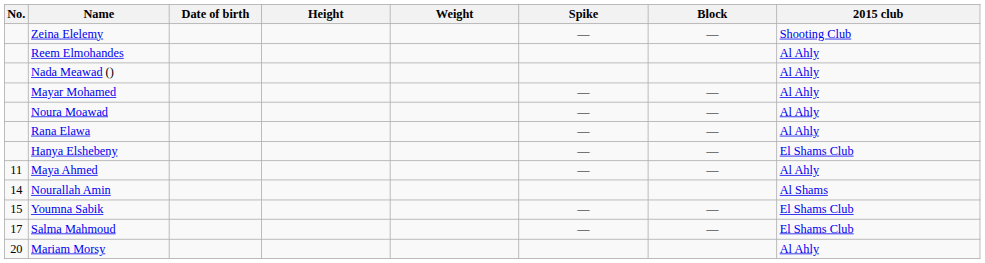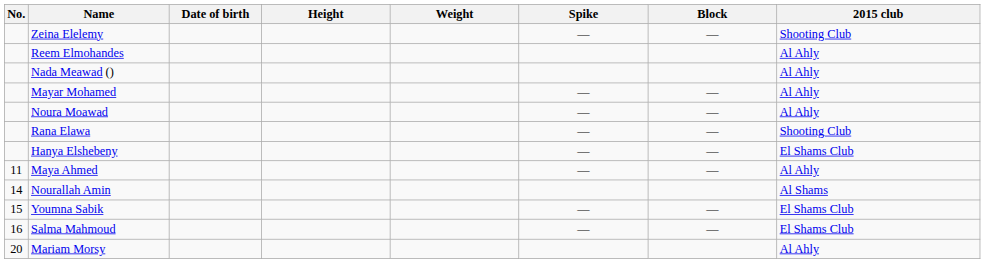(799, 131) Al Ahly -> (815, 131) Shooting Club
(16, 229) 17 -> (16, 229) 16
